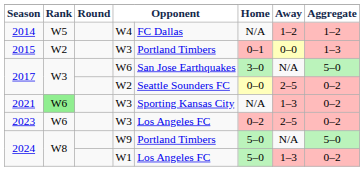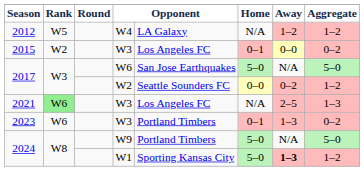+ row: (24, 31)
- row: (24, 31)
(176, 49) Portland Timbers -> (174, 49) Los Angeles FC
(332, 49) 1–3 -> (332, 49) 0–2
(255, 67) 3–0 -> (255, 67) 5–0
(289, 85) 2–5 -> (289, 85) 0–2
(332, 85) 0–2 -> (332, 85) 1–2
(186, 103) Sporting Kansas City -> (174, 103) Los Angeles FC
(289, 103) 1–3 -> (289, 103) 2–5
(332, 103) 0–2 -> (332, 103) 1–3
(174, 121) Los Angeles FC -> (176, 121) Portland Timbers
(255, 121) 0–2 -> (255, 121) 0–1
(289, 121) 2–5 -> (289, 121) 1–3
(174, 157) Los Angeles FC -> (186, 157) Sporting Kansas City
(289, 157) normal -> (289, 157) bold
(332, 157) 0–2 -> (332, 157) 1–2
